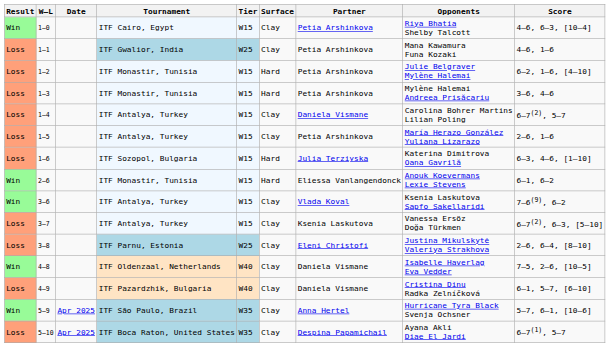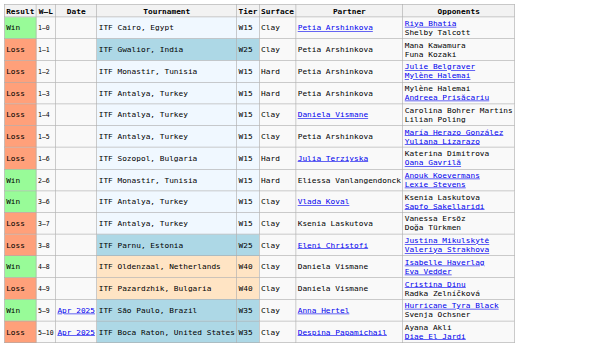- column: (560, 11)
(148, 93) ITF Monastir, Tunisia -> (143, 93) ITF Antalya, Turkey
